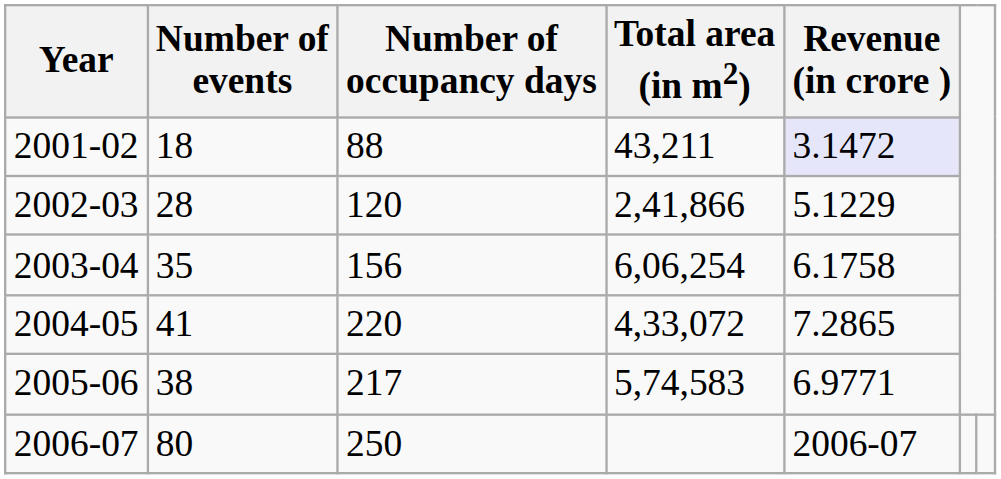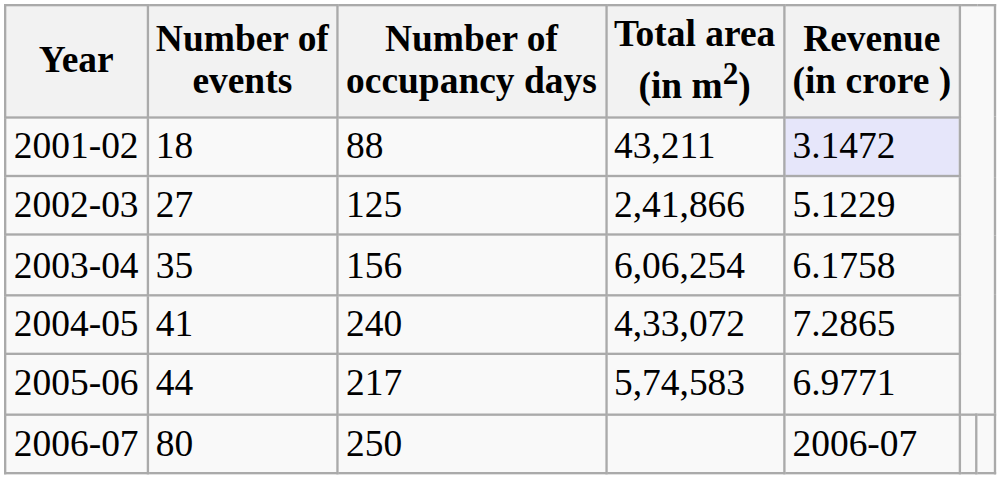(175, 205) 28 -> (175, 205) 27
(374, 205) 120 -> (374, 205) 125
(374, 323) 220 -> (374, 323) 240
(175, 383) 38 -> (175, 383) 44
